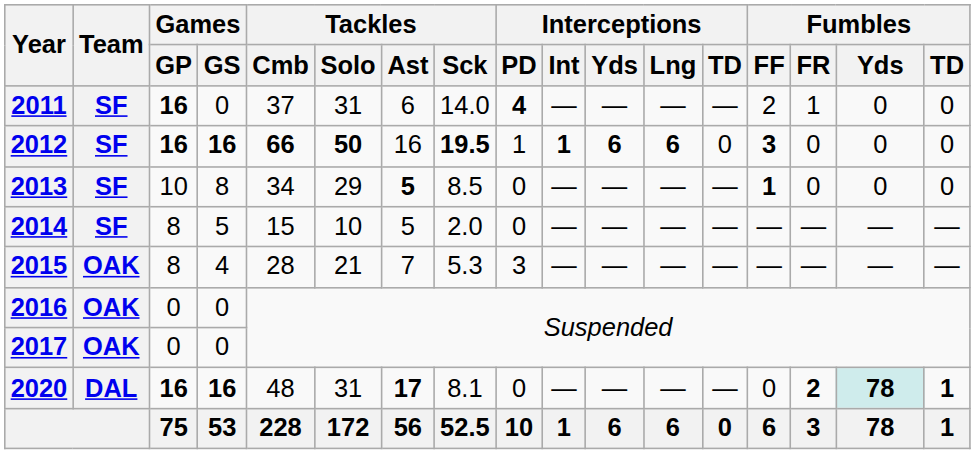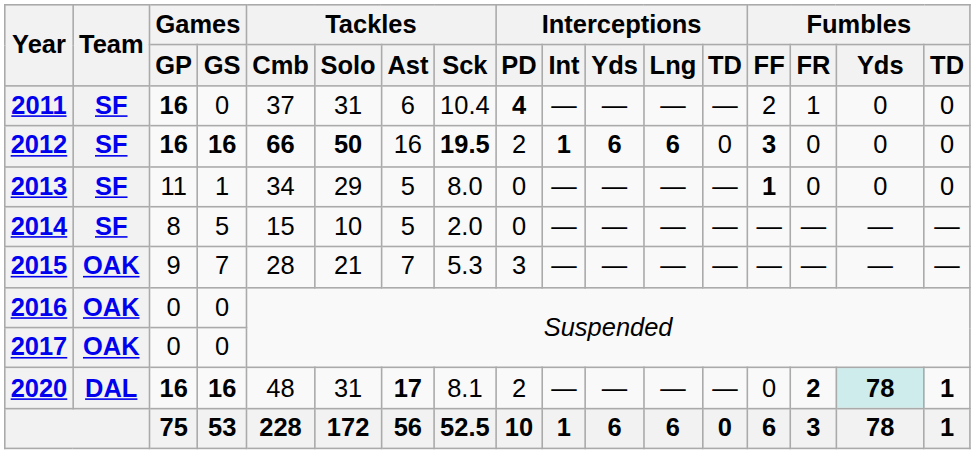(465, 105) 14.0 -> (465, 105) 10.4
(519, 145) 1 -> (519, 145) 2
(174, 186) 10 -> (174, 186) 11
(222, 186) 8 -> (222, 186) 1
(408, 186) bold -> (408, 186) normal
(465, 186) 8.5 -> (465, 186) 8.0
(174, 266) 8 -> (174, 266) 9
(222, 266) 4 -> (222, 266) 7
(519, 387) 0 -> (519, 387) 2
